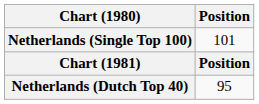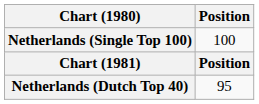(224, 39) 101 -> (224, 39) 100
